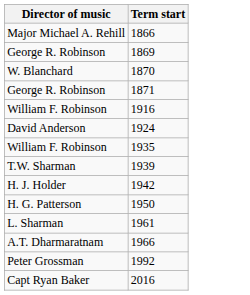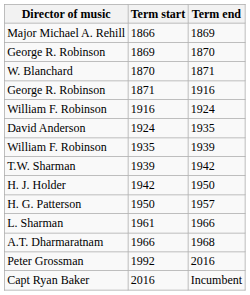+ column: (216, 14)
